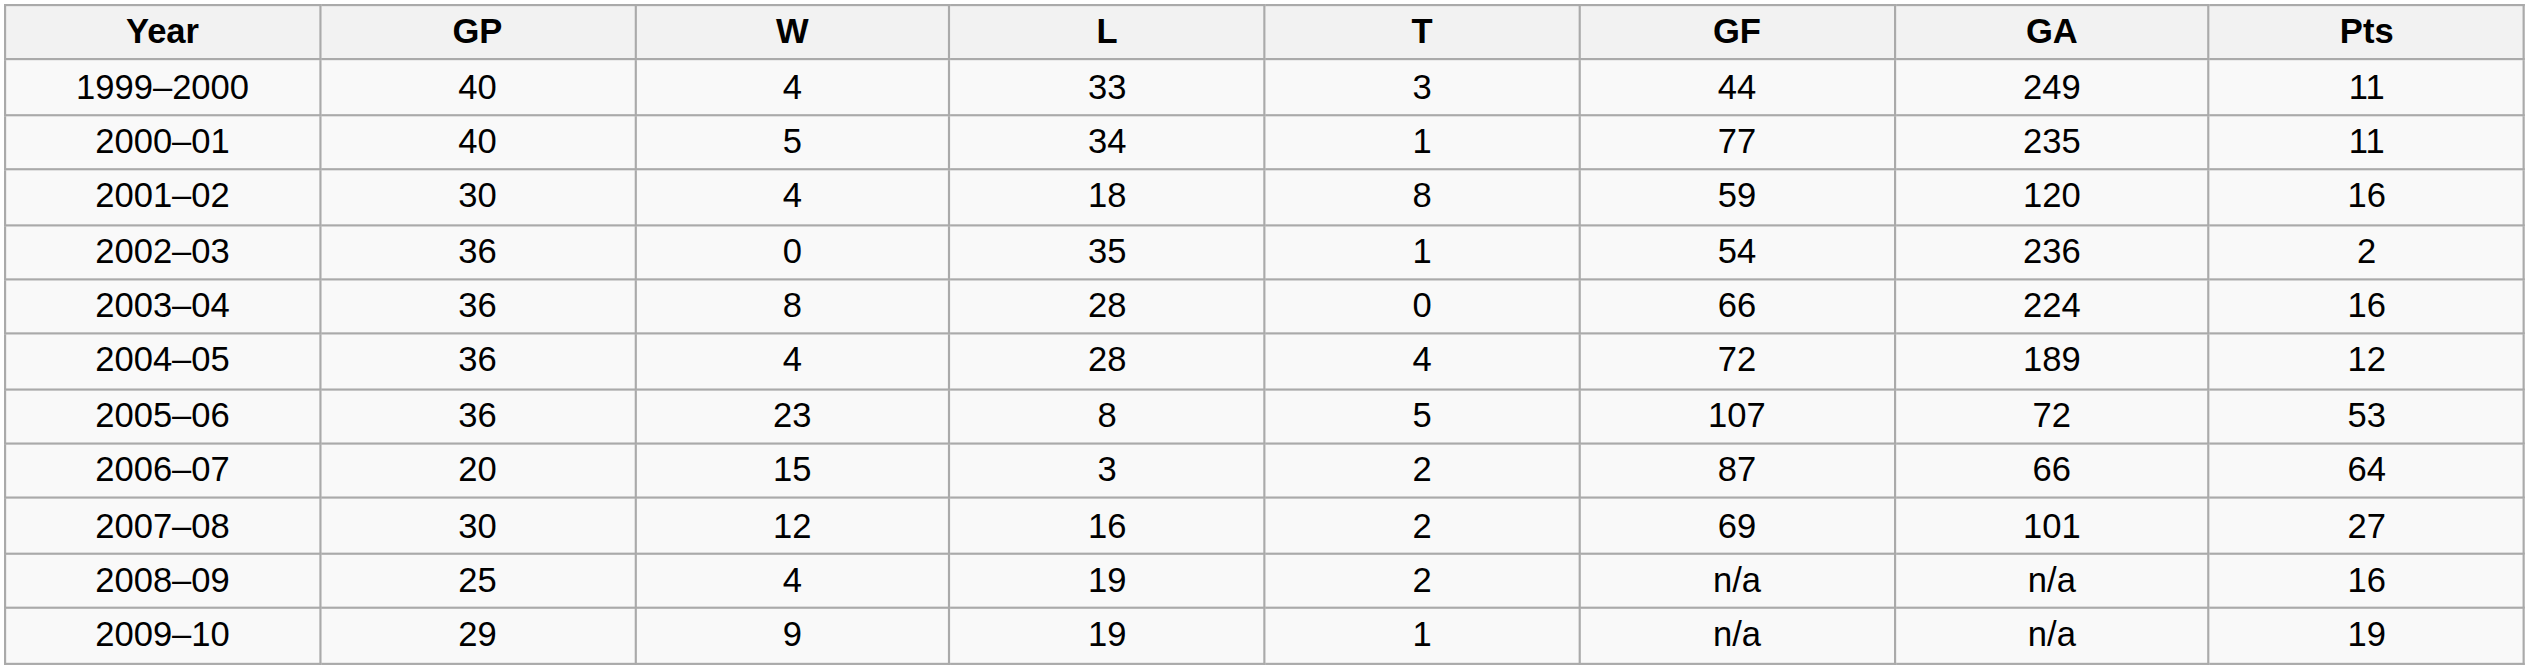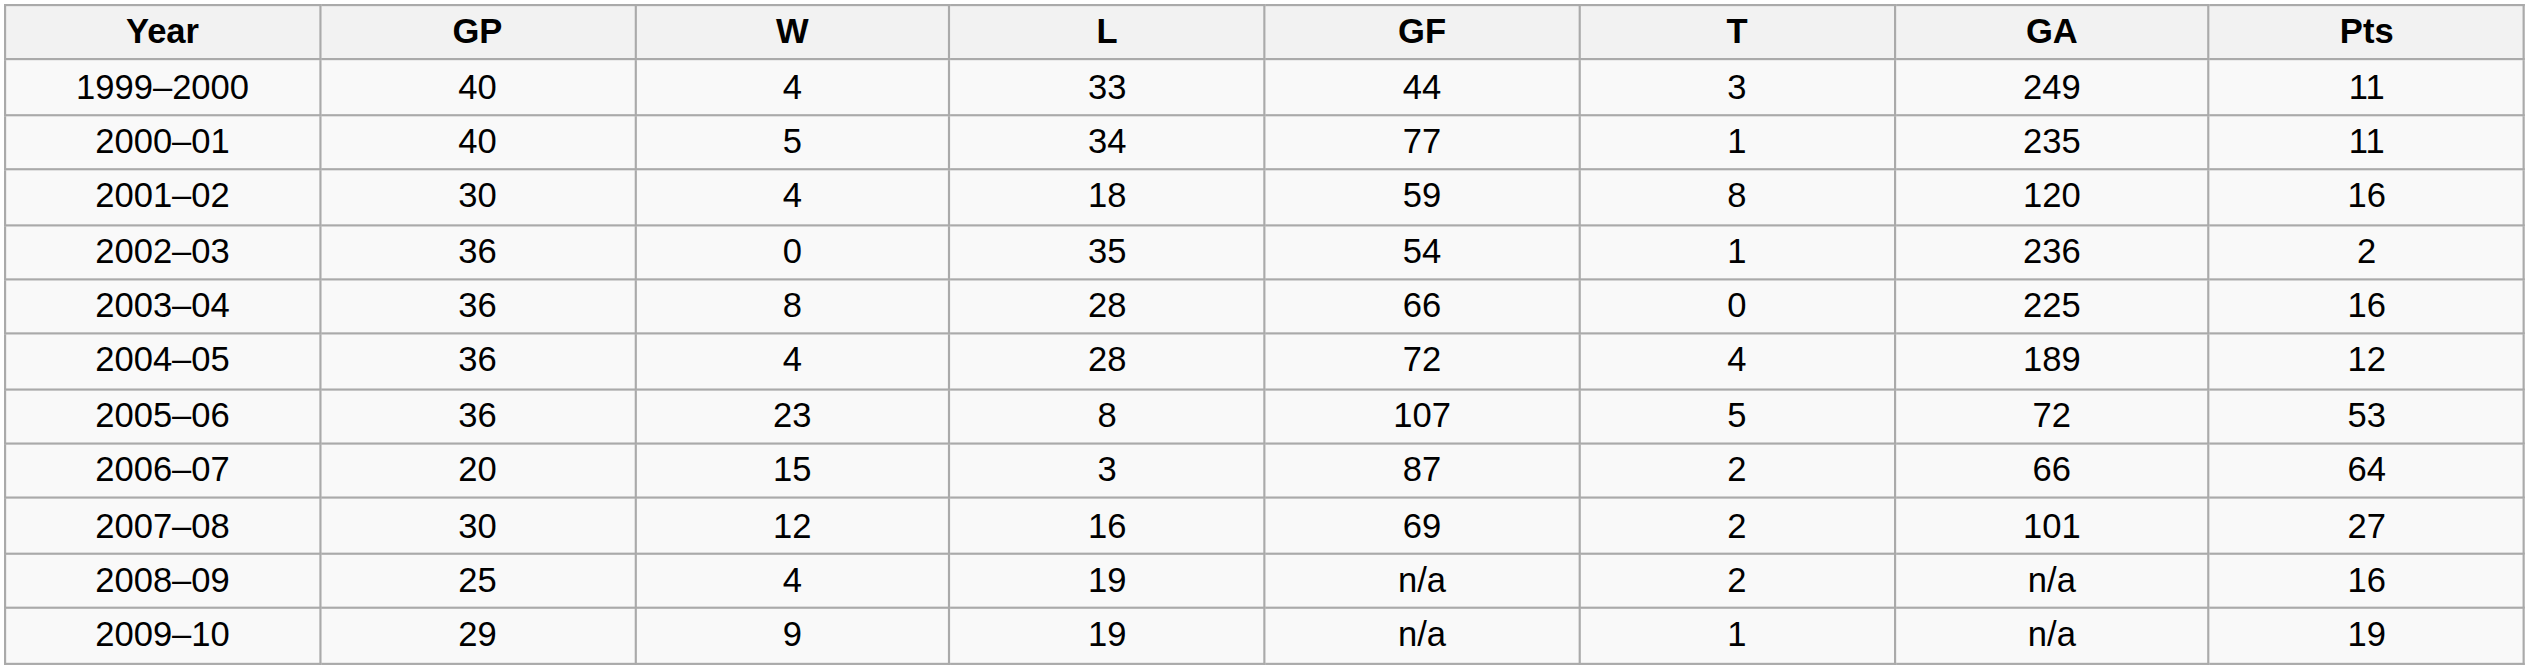columns swapped: (1422, 31) <-> (1737, 31)
(2052, 305) 224 -> (2052, 305) 225
